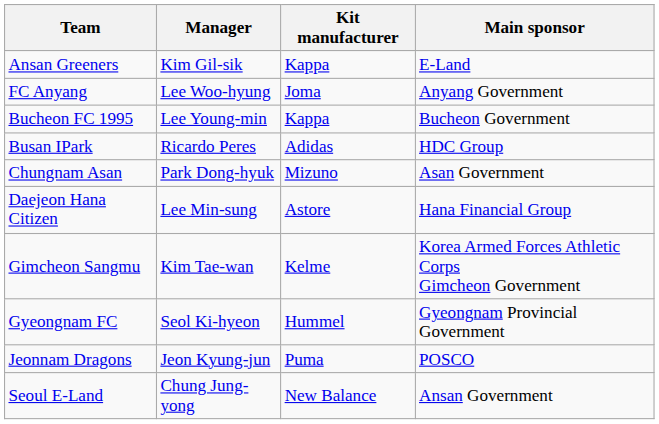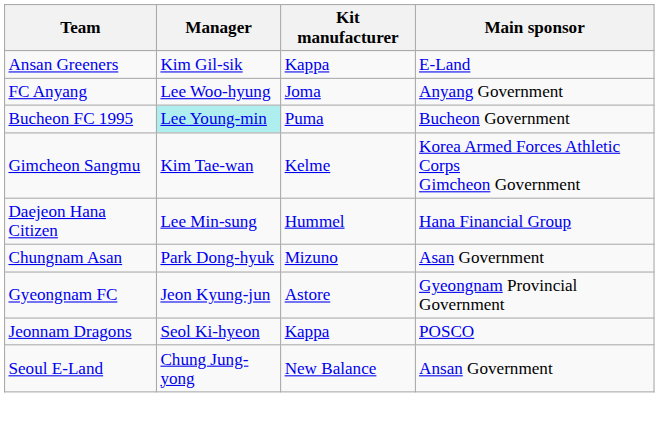(214, 118) no background -> (214, 118) paleturquoise background
(307, 118) Kappa -> (304, 118) Puma
- row: (51, 145)
rows swapped: (65, 173) <-> (74, 265)
(307, 209) Astore -> (315, 221) Hummel
(210, 321) Seol Ki-hyeon -> (215, 294) Jeon Kyung-jun
(315, 321) Hummel -> (307, 294) Astore
(215, 358) Jeon Kyung-jun -> (210, 331) Seol Ki-hyeon
(304, 358) Puma -> (307, 331) Kappa
